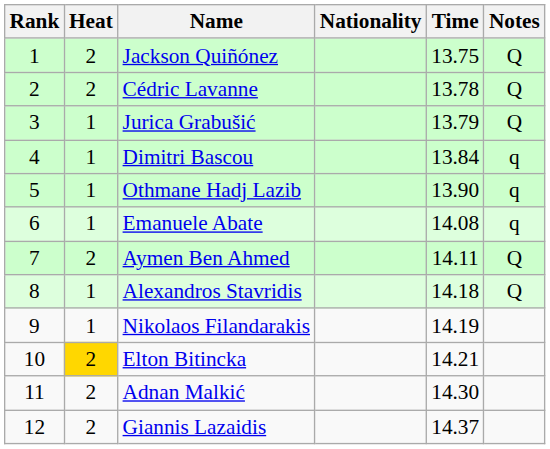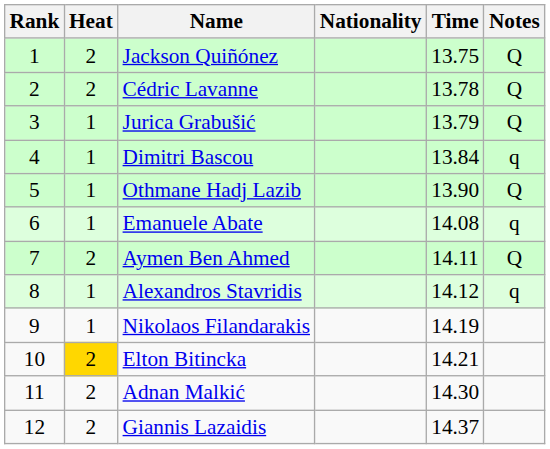(514, 190) q -> (514, 190) Q
(455, 291) 14.18 -> (455, 291) 14.12
(514, 291) Q -> (514, 291) q
